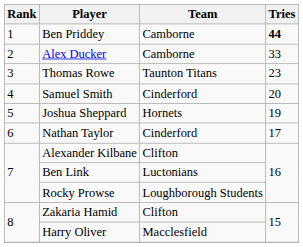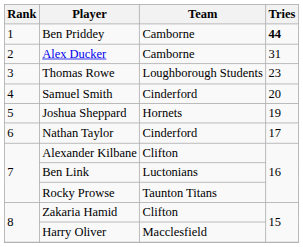(275, 53) 33 -> (275, 53) 31
(180, 73) Taunton Titans -> (203, 73) Loughborough Students
(203, 192) Loughborough Students -> (180, 192) Taunton Titans
